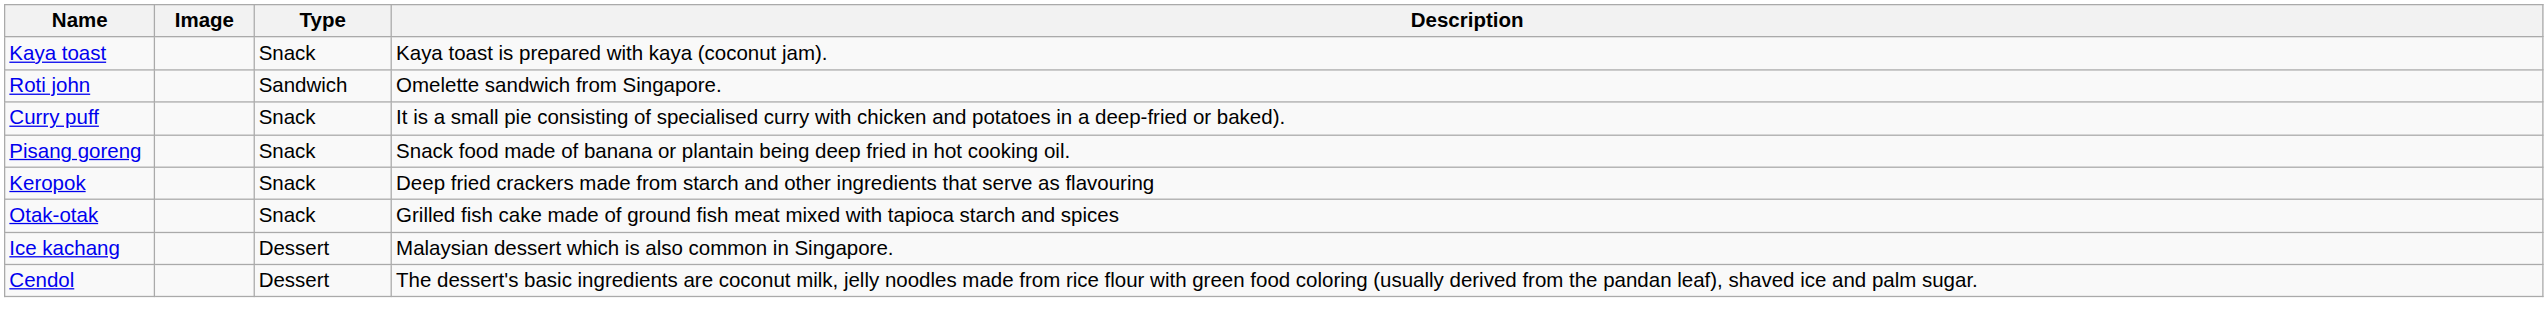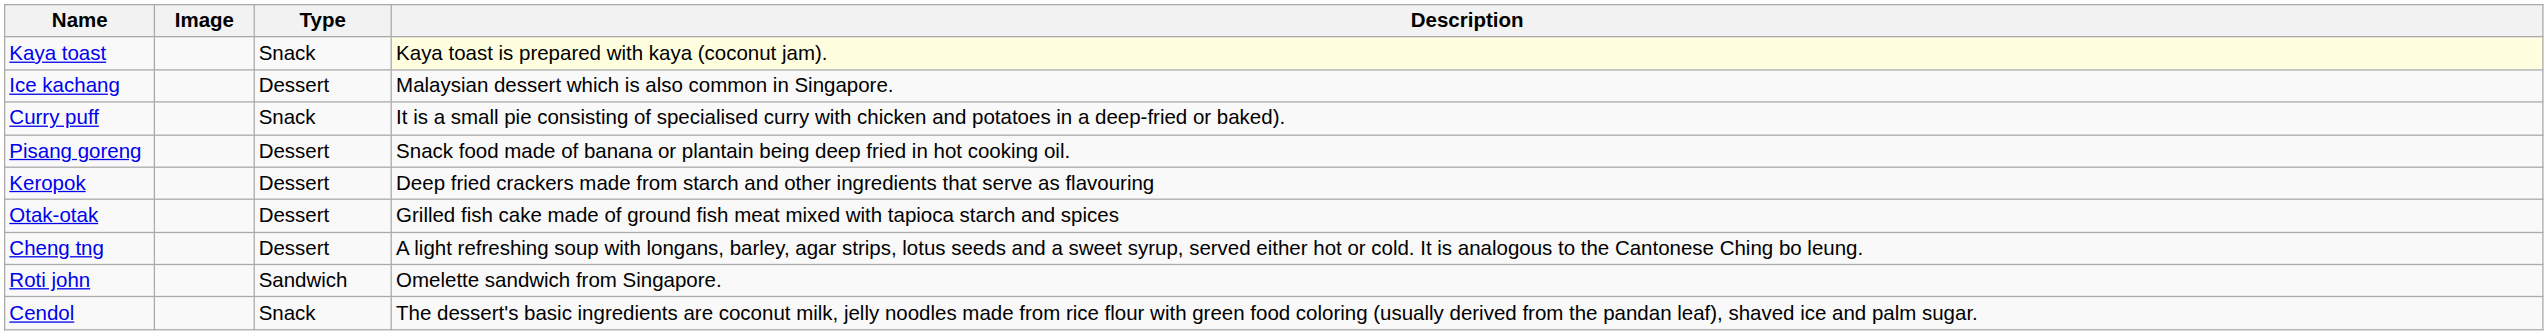(612, 53) no background -> (612, 53) lightyellow background
rows swapped: (50, 85) <-> (65, 248)
(287, 150) Snack -> (294, 150) Dessert
(287, 183) Snack -> (294, 183) Dessert
(287, 215) Snack -> (294, 215) Dessert
+ row: (57, 248)
(294, 280) Dessert -> (287, 313) Snack
